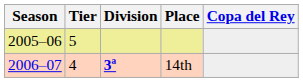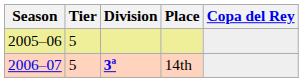(73, 65) 4 -> (73, 65) 5
